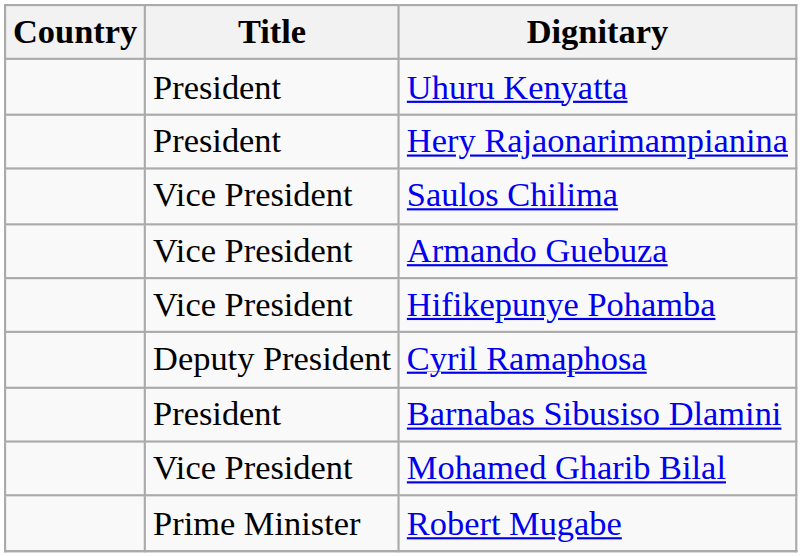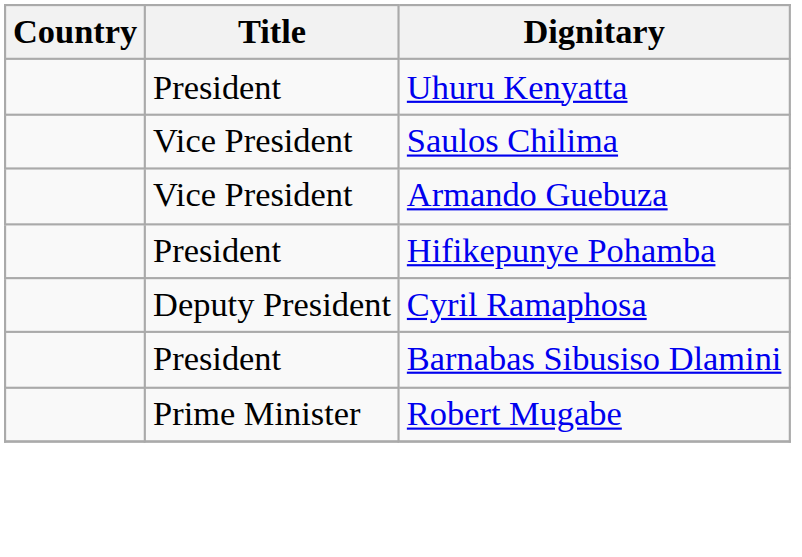- row: (597, 140)
(253, 304) Vice President -> (217, 250) President
- row: (566, 468)
